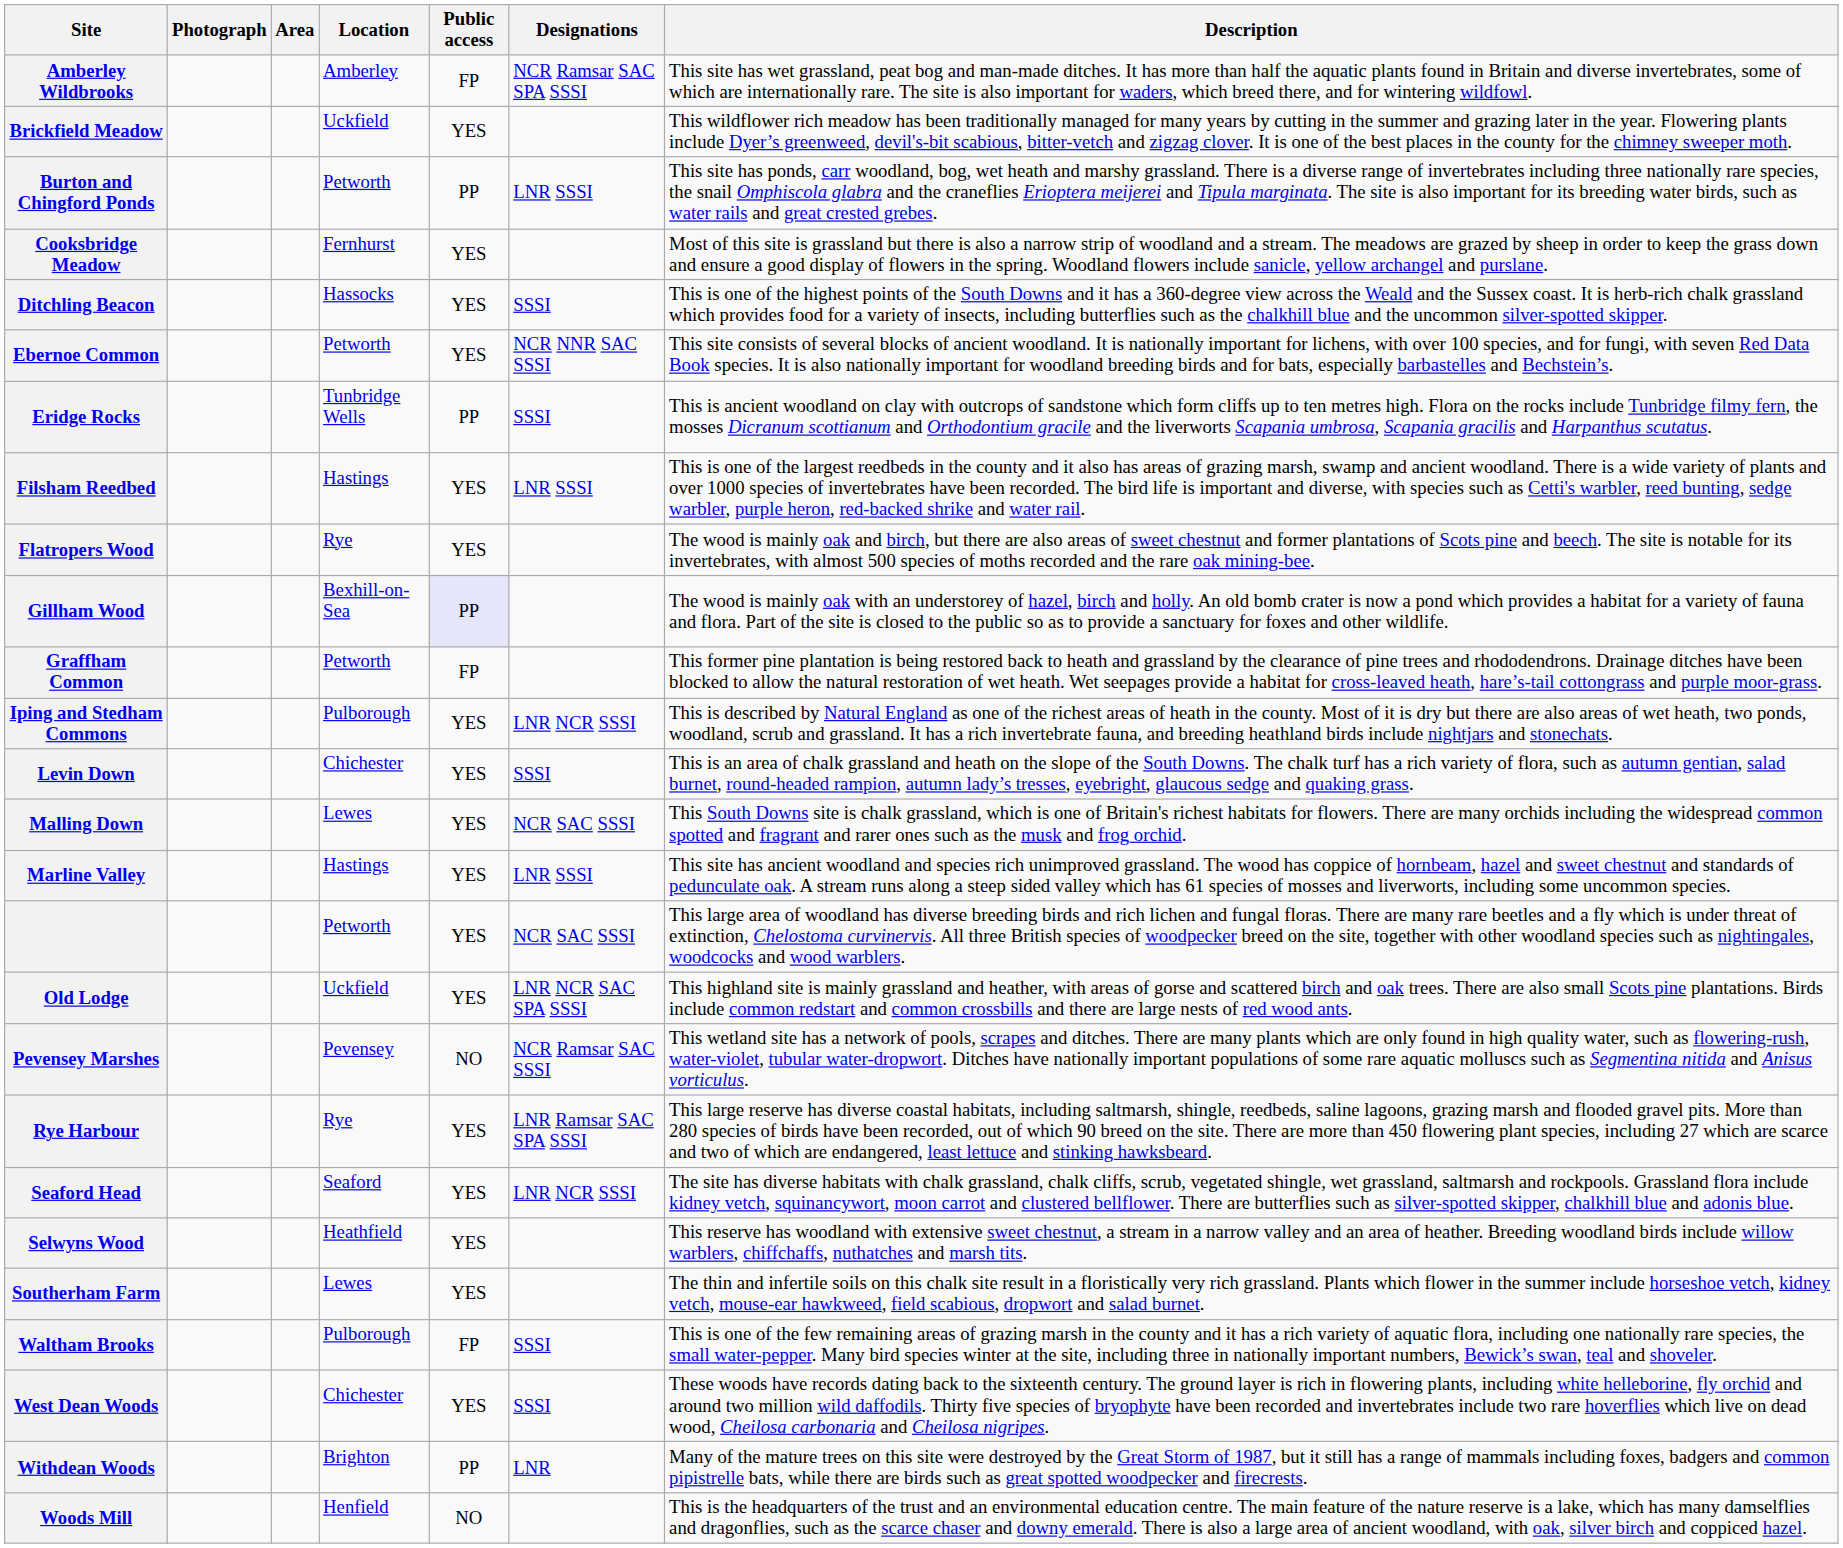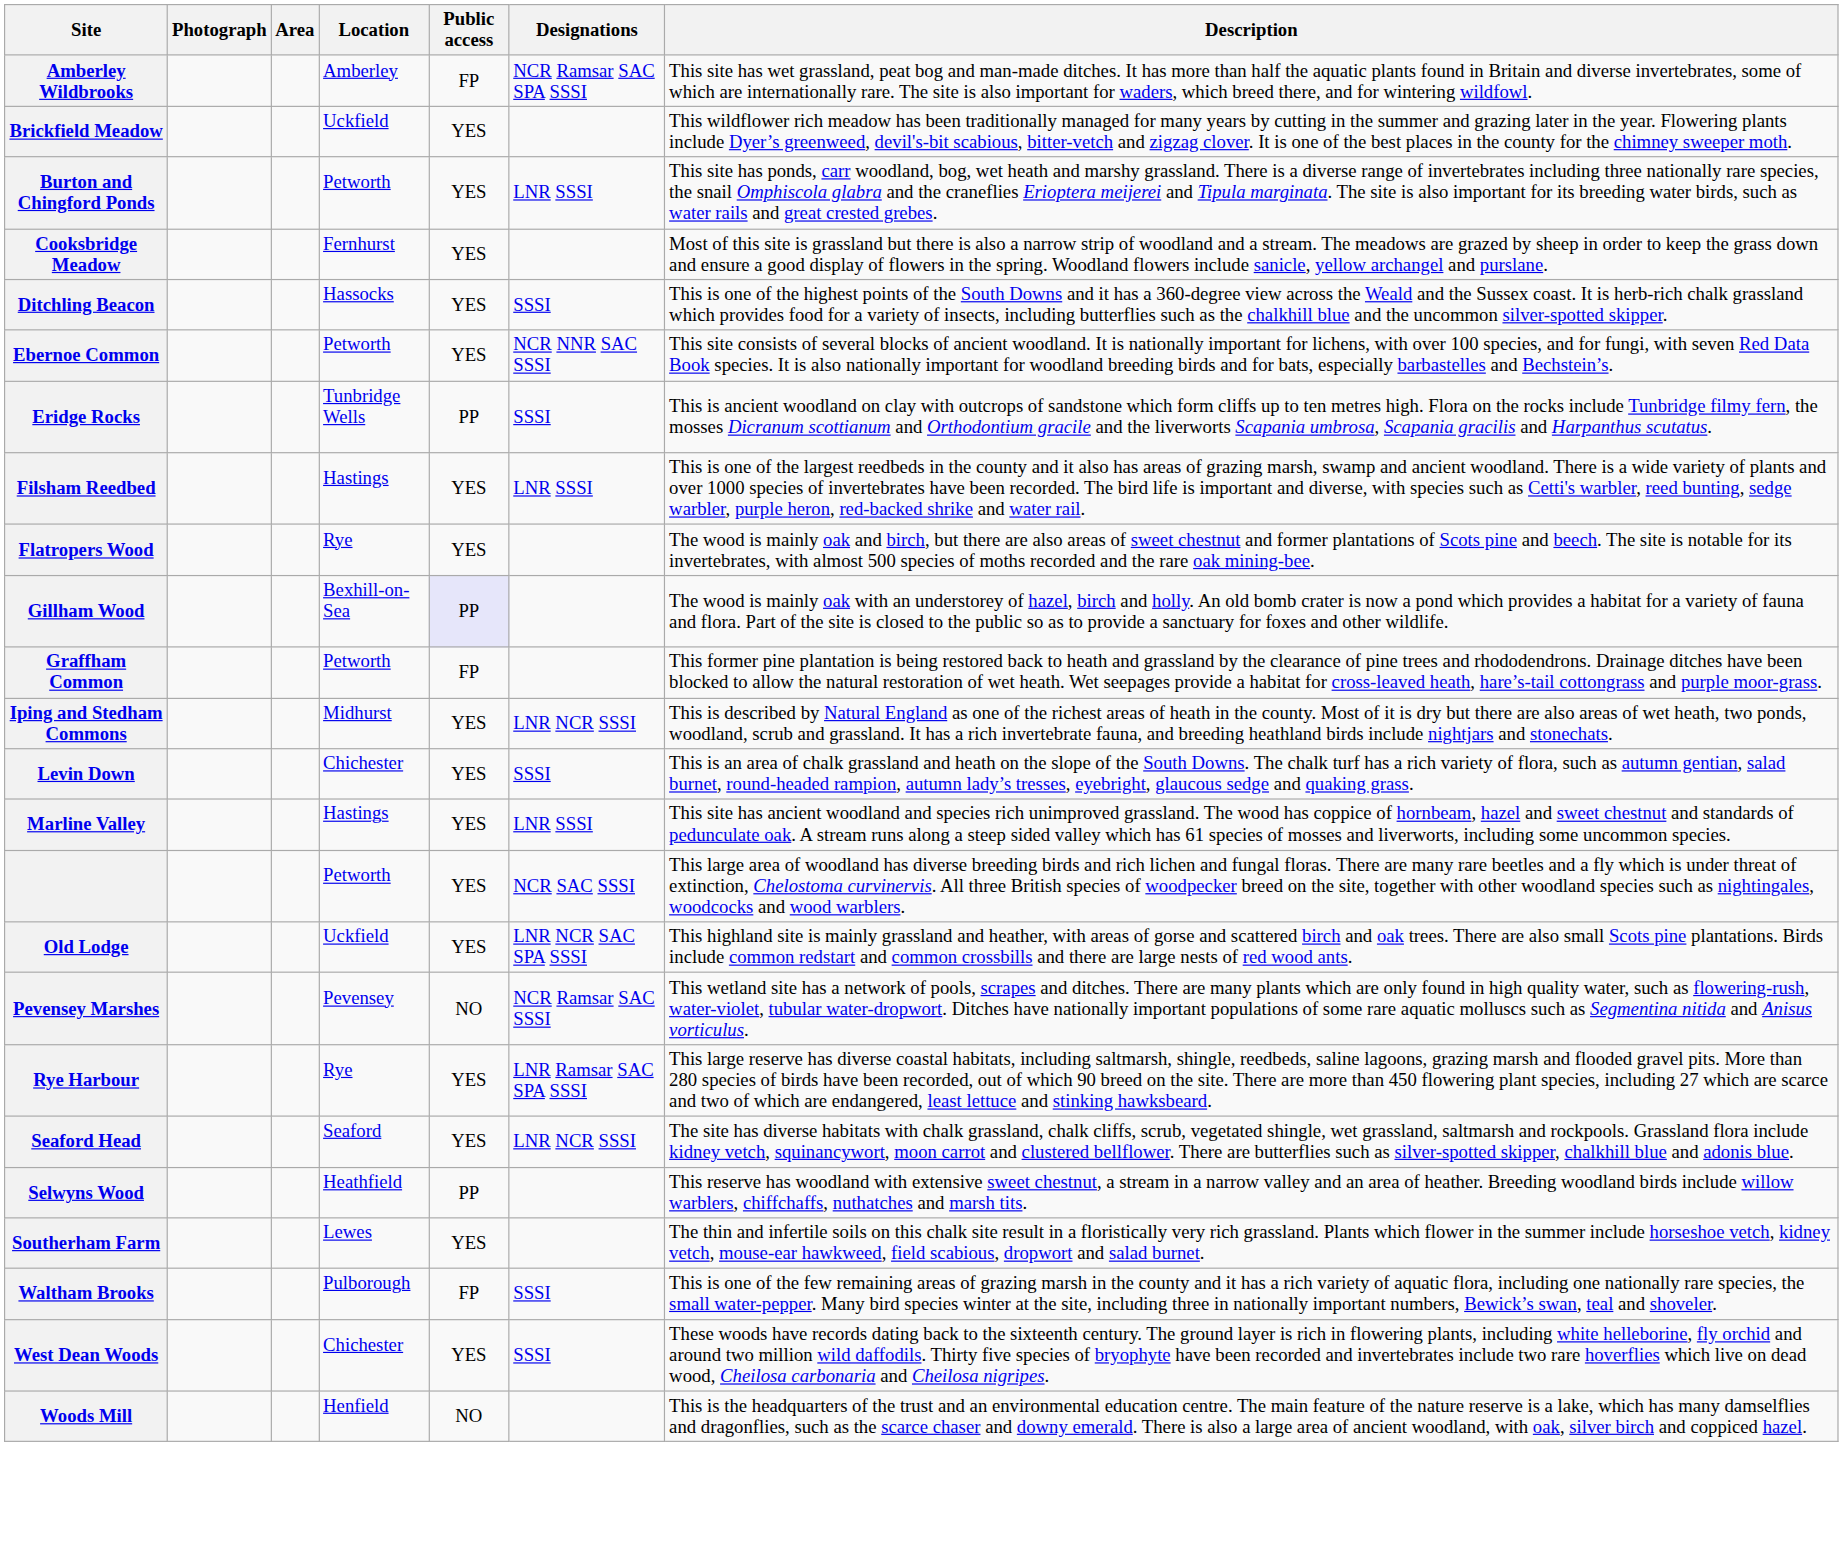(469, 192) PP -> (469, 192) YES
(367, 712) Pulborough -> (357, 712) Midhurst
- row: (86, 824)
(469, 1243) YES -> (469, 1192) PP
- row: (86, 1467)
